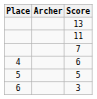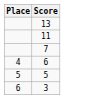- column: (48, 11)
